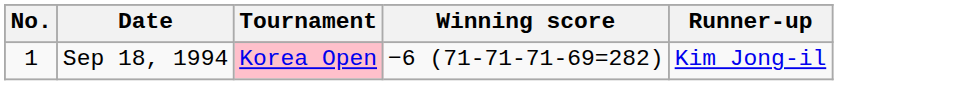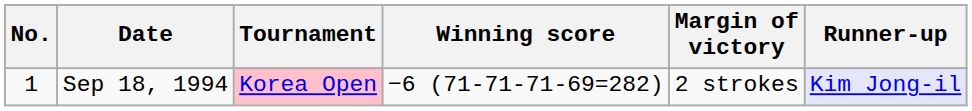+ column: (737, 37)
(750, 61) no background -> (886, 87) lavender background
